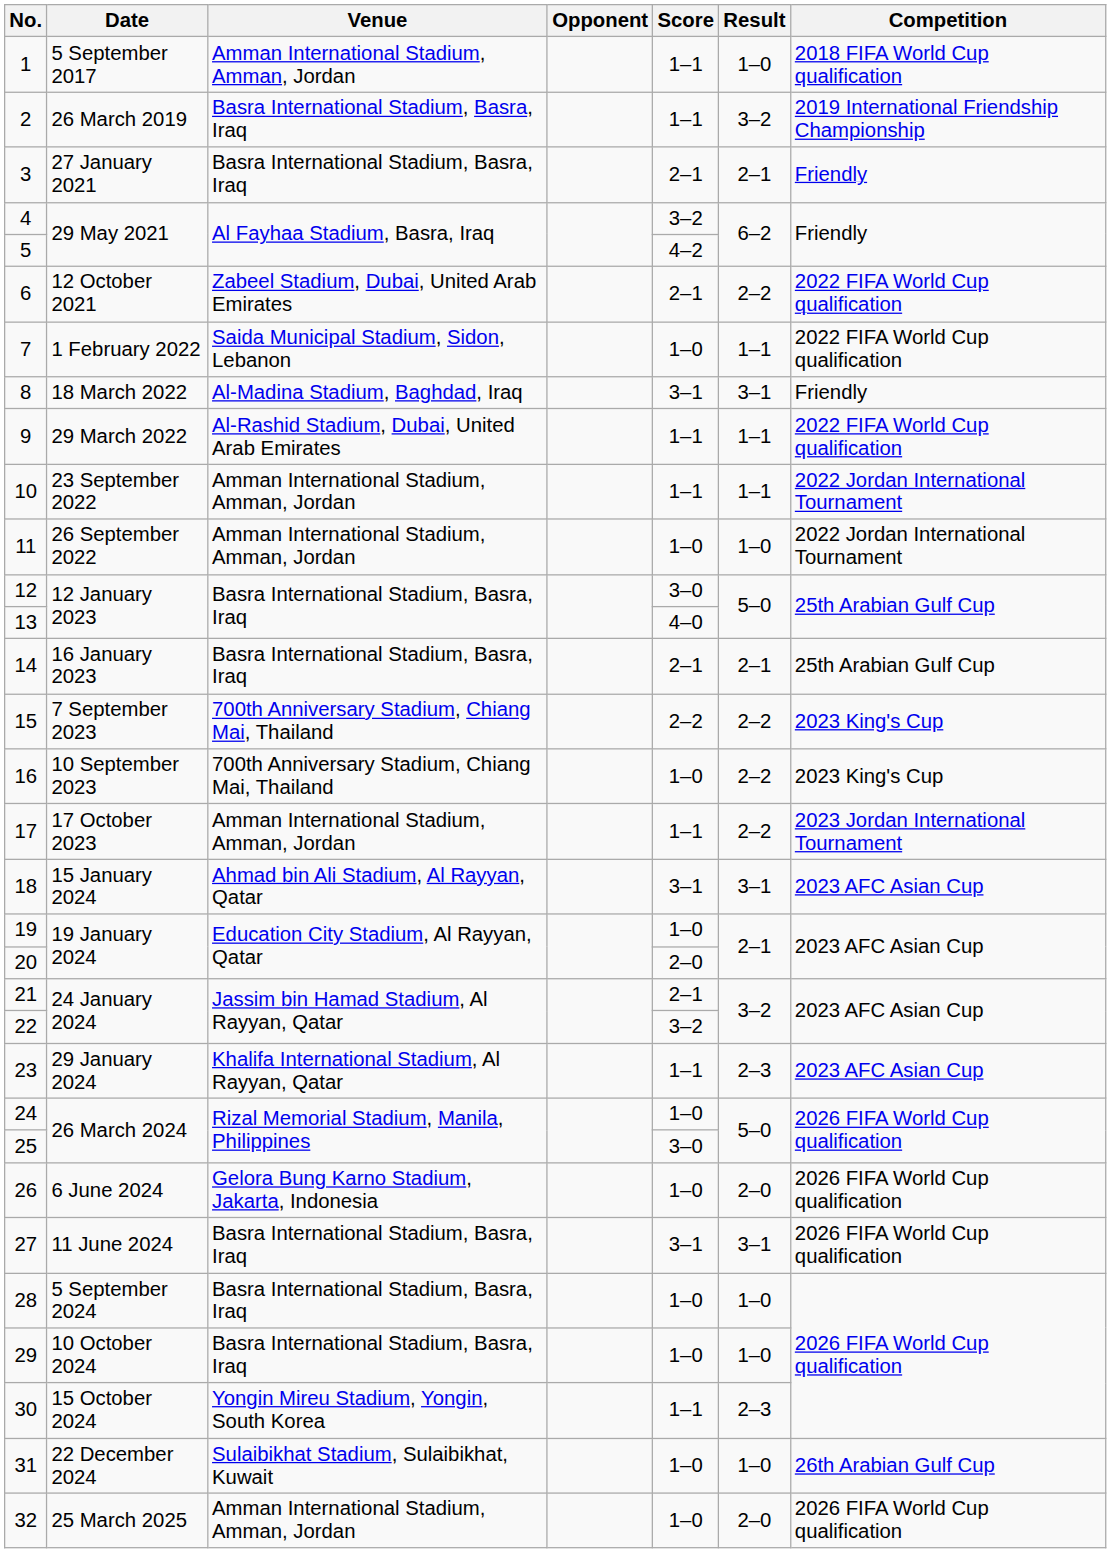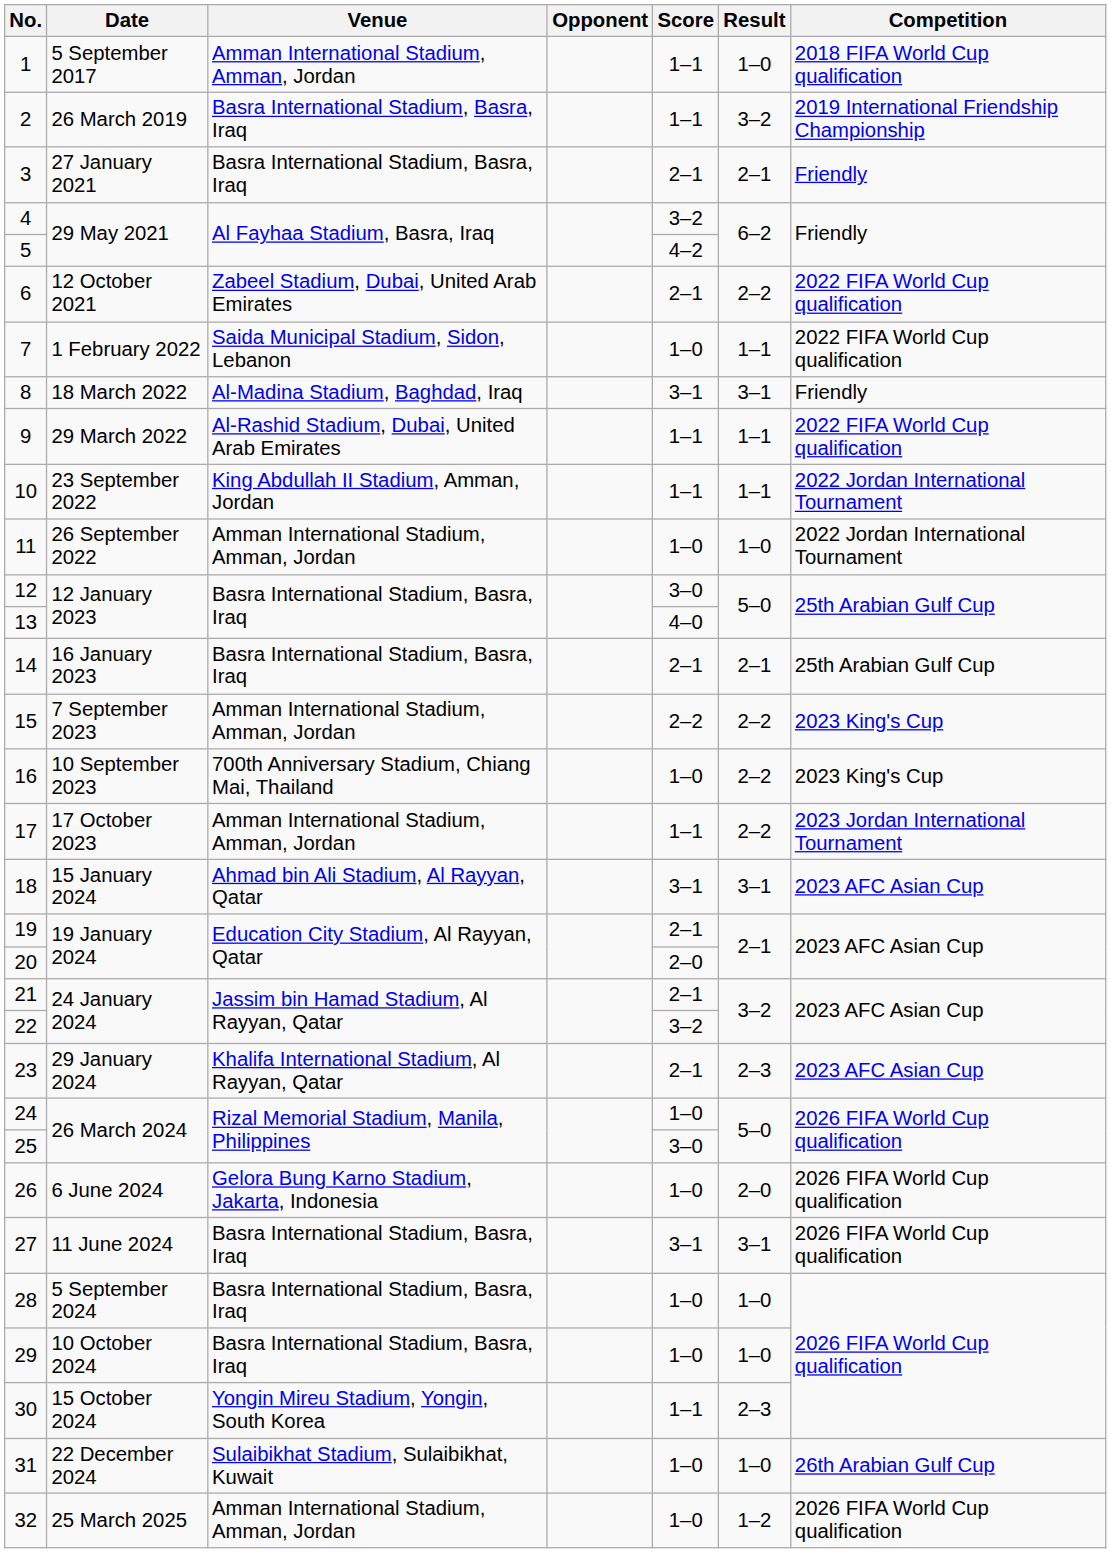(349, 491) Amman International Stadium, Amman, Jordan -> (366, 491) King Abdullah II Stadium, Amman, Jordan
(371, 721) 700th Anniversary Stadium, Chiang Mai, Thailand -> (349, 721) Amman International Stadium, Amman, Jordan
(686, 930) 1–0 -> (686, 930) 2–1
(686, 1070) 1–1 -> (686, 1070) 2–1
(754, 1520) 2–0 -> (754, 1520) 1–2
